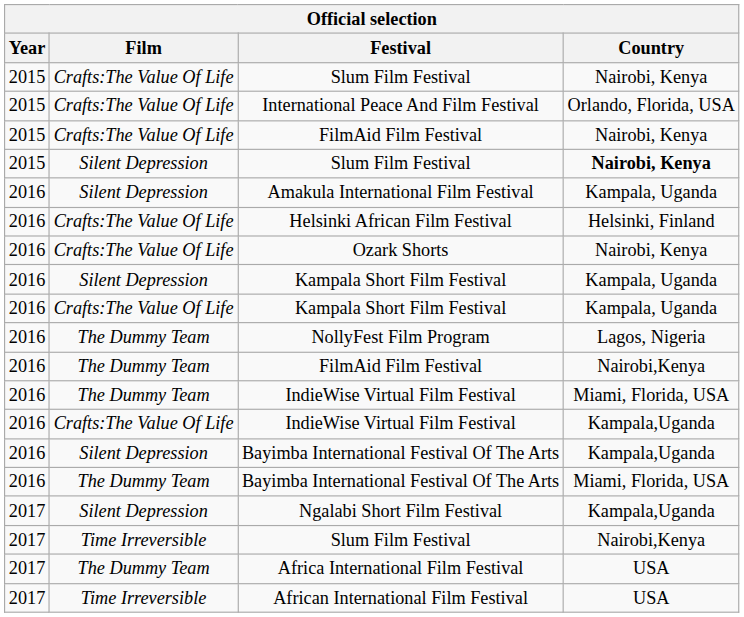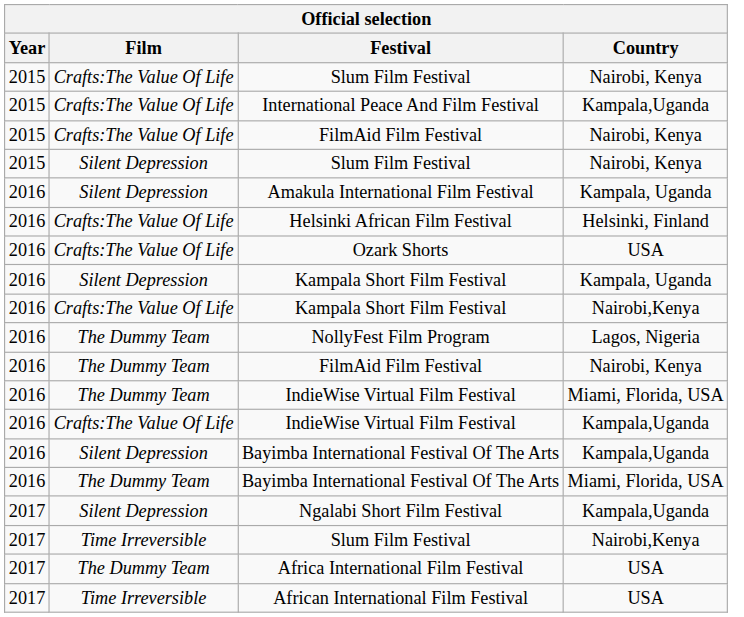(651, 105) Orlando, Florida, USA -> (646, 105) Kampala,Uganda
(651, 163) bold -> (646, 163) normal
(651, 250) Nairobi, Kenya -> (646, 250) USA
(651, 308) Kampala, Uganda -> (646, 308) Nairobi,Kenya
(651, 366) Nairobi,Kenya -> (646, 366) Nairobi, Kenya
